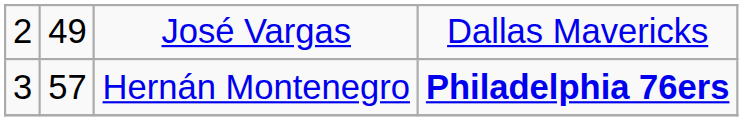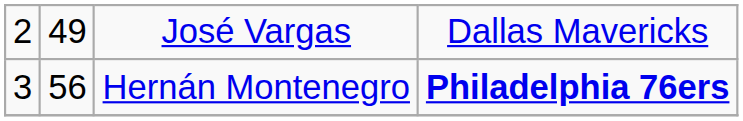(67, 86) 57 -> (67, 86) 56
